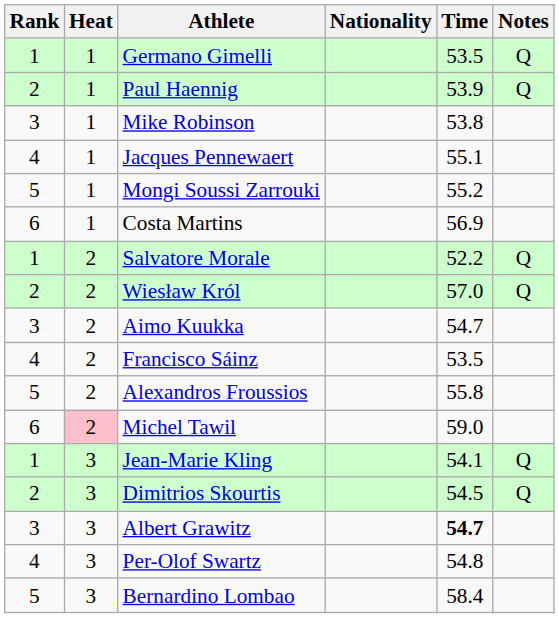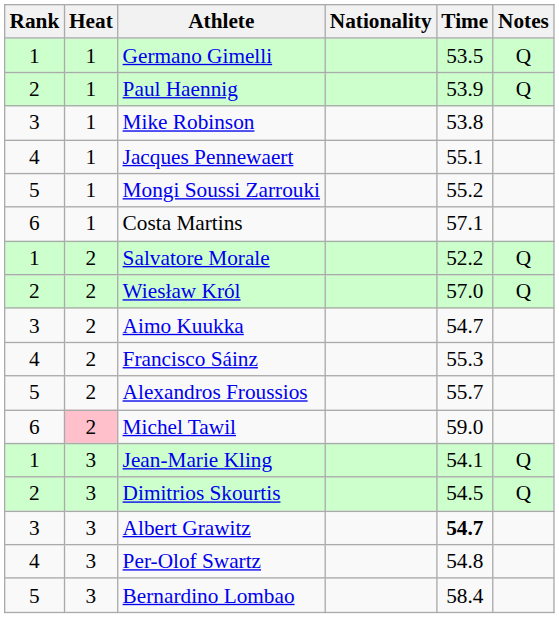(465, 223) 56.9 -> (465, 223) 57.1
(465, 358) 53.5 -> (465, 358) 55.3
(465, 392) 55.8 -> (465, 392) 55.7
